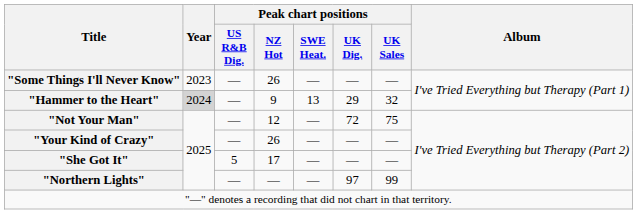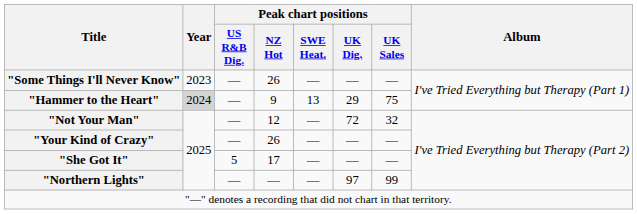(392, 100) 32 -> (392, 100) 75
(392, 120) 75 -> (392, 120) 32
